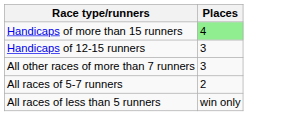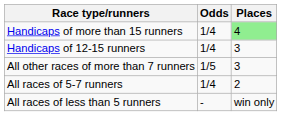+ column: (214, 13)
